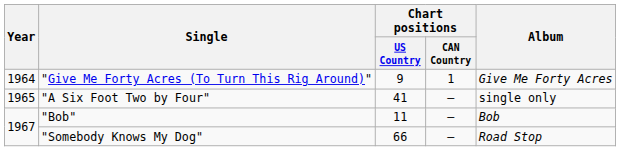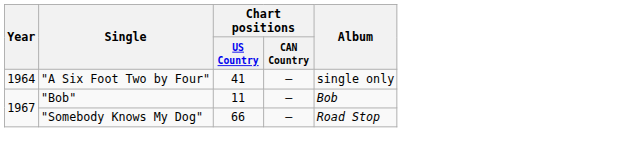- row: (207, 79)
(21, 98) 1965 -> (21, 79) 1964
